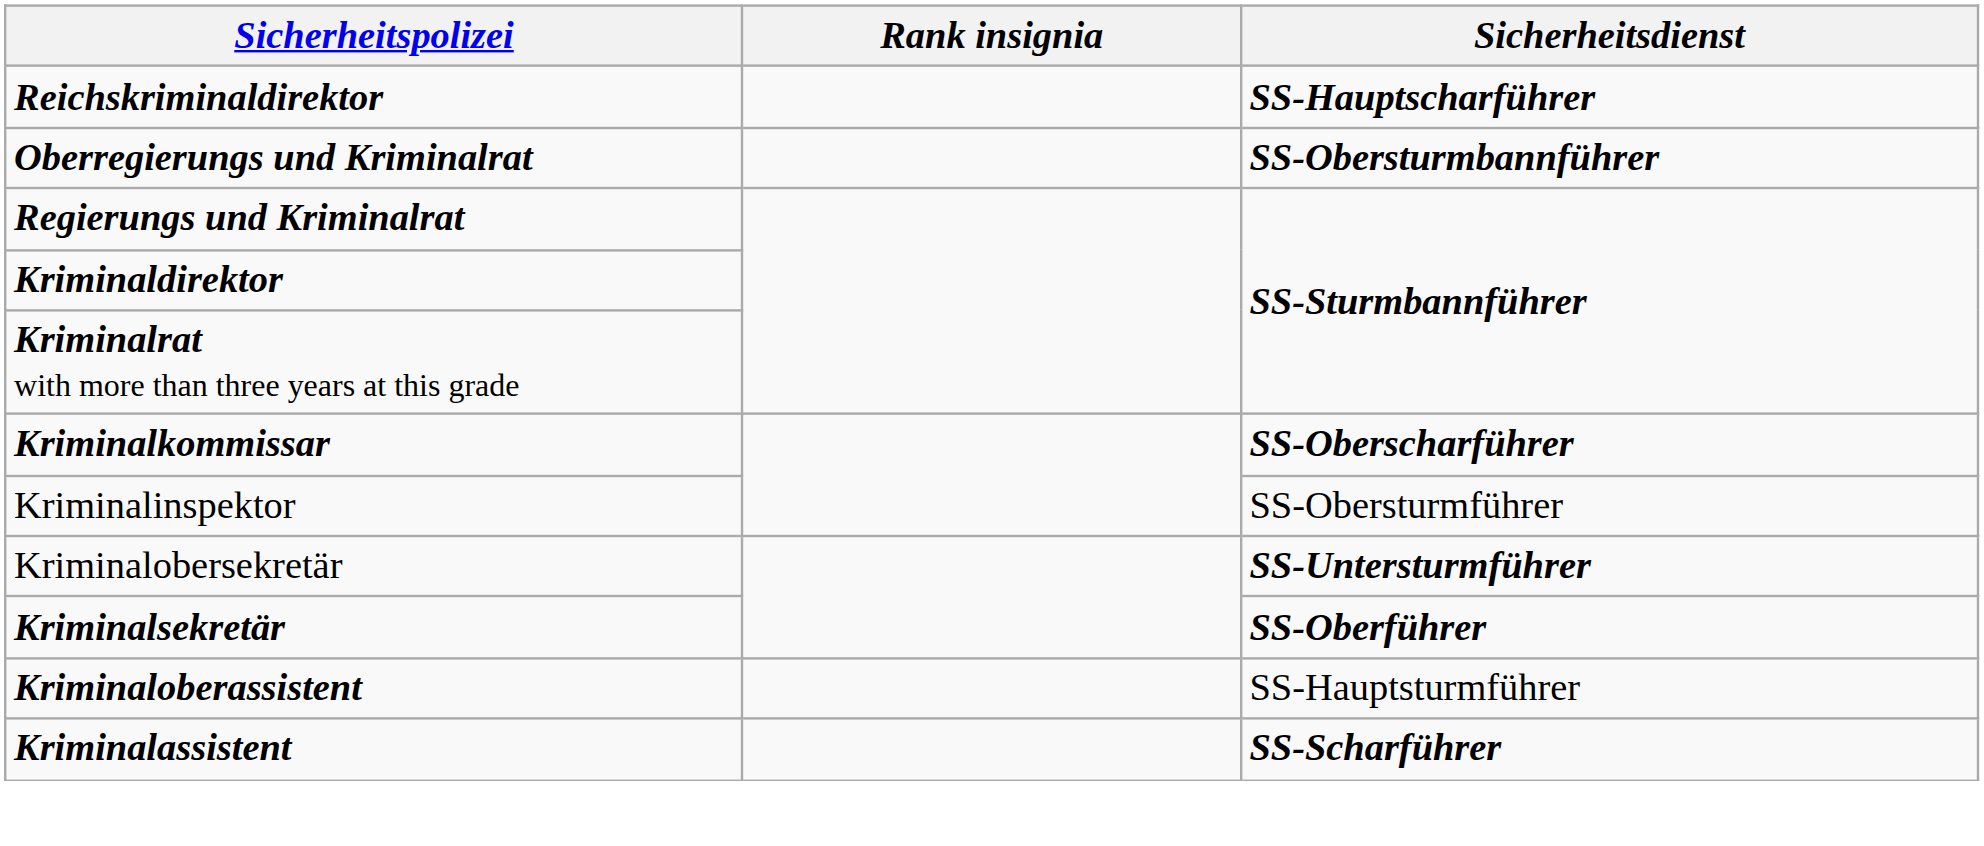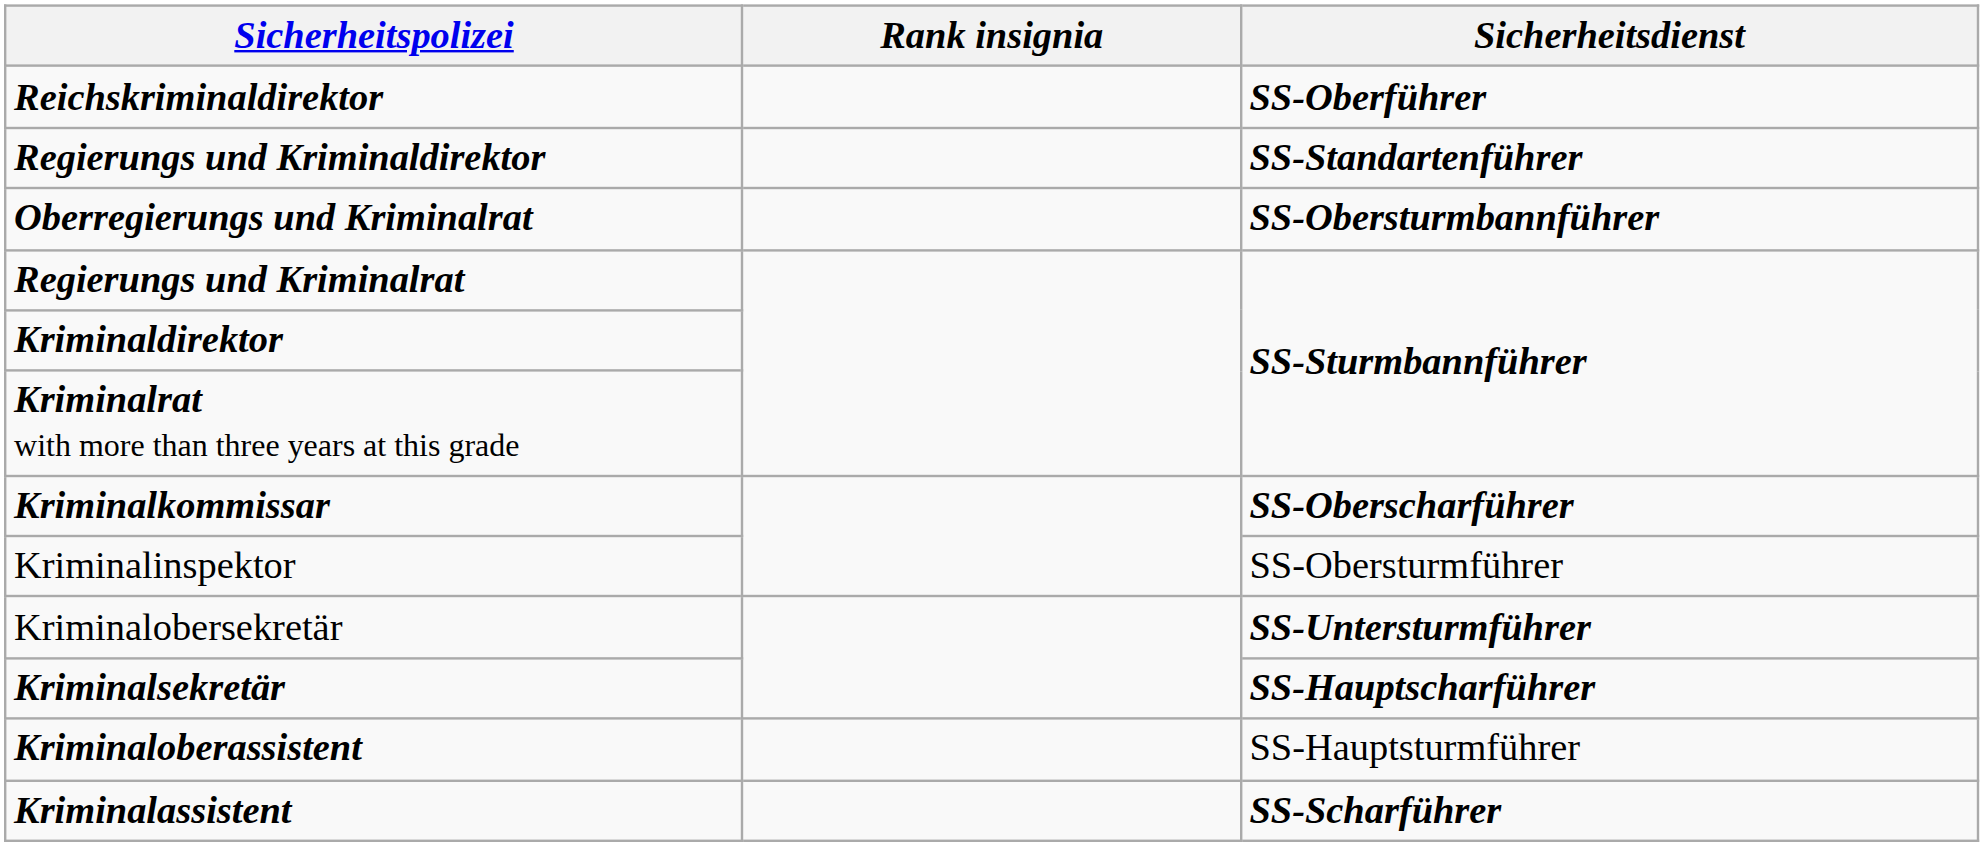(1422, 96) SS-Hauptscharführer -> (1368, 96) SS-Oberführer
+ row: (280, 157)
(1368, 626) SS-Oberführer -> (1422, 687) SS-Hauptscharführer
